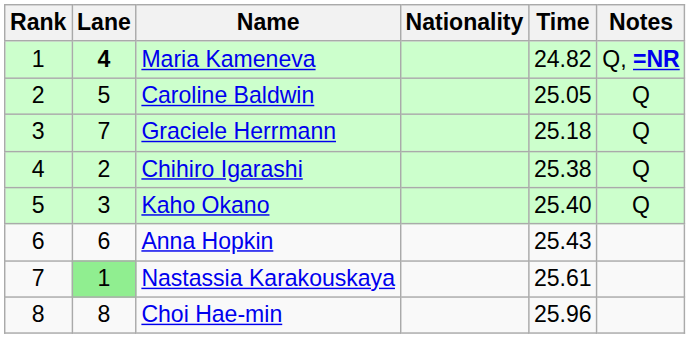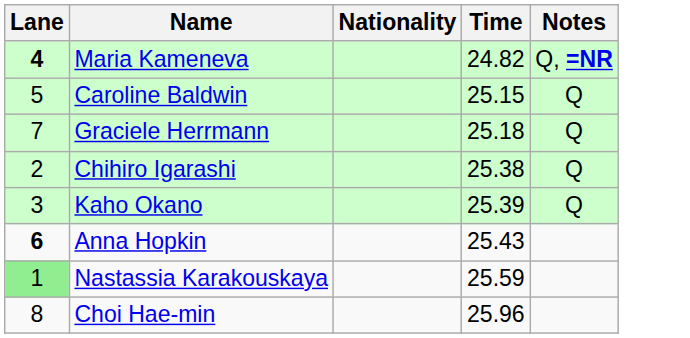- column: (38, 22)
(563, 95) 25.05 -> (496, 95) 25.15
(563, 205) 25.40 -> (496, 205) 25.39
(104, 242) normal -> (37, 242) bold
(563, 278) 25.61 -> (496, 278) 25.59
